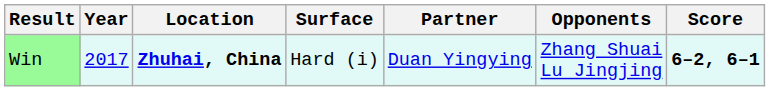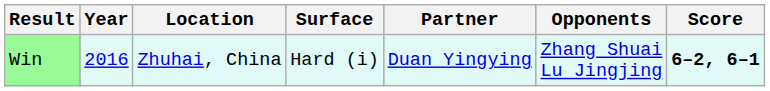(107, 60) 2017 -> (107, 60) 2016
(209, 60) bold -> (209, 60) normal
